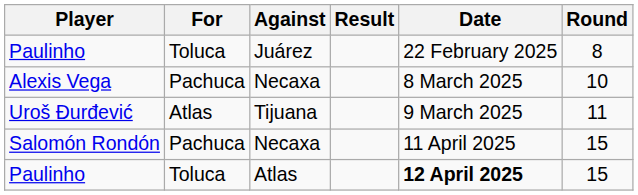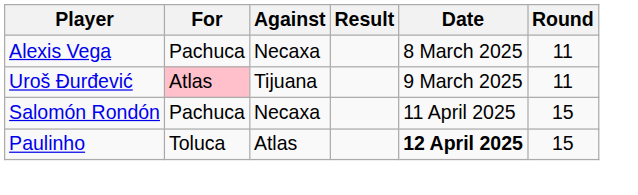- row: (47, 50)
(597, 81) 10 -> (563, 50) 11
(191, 112) no background -> (191, 81) pink background
